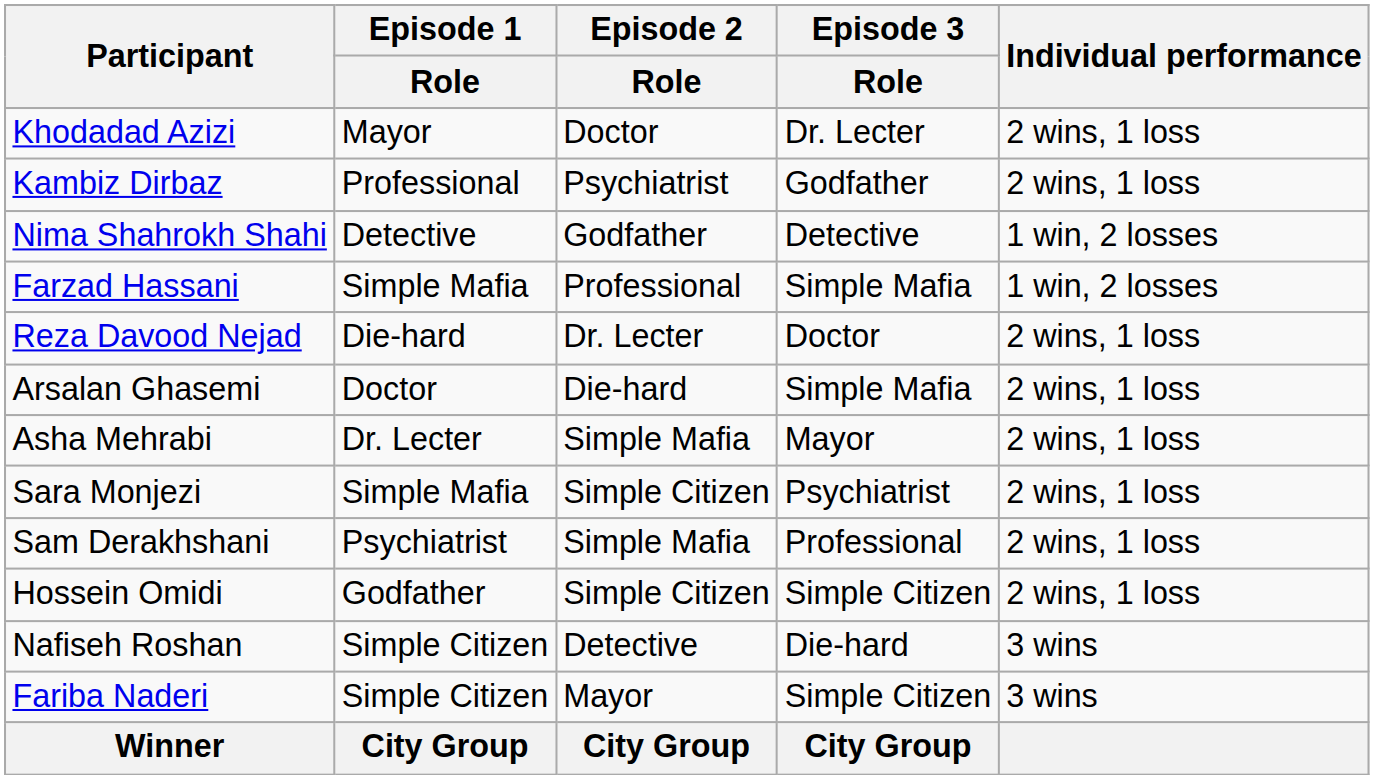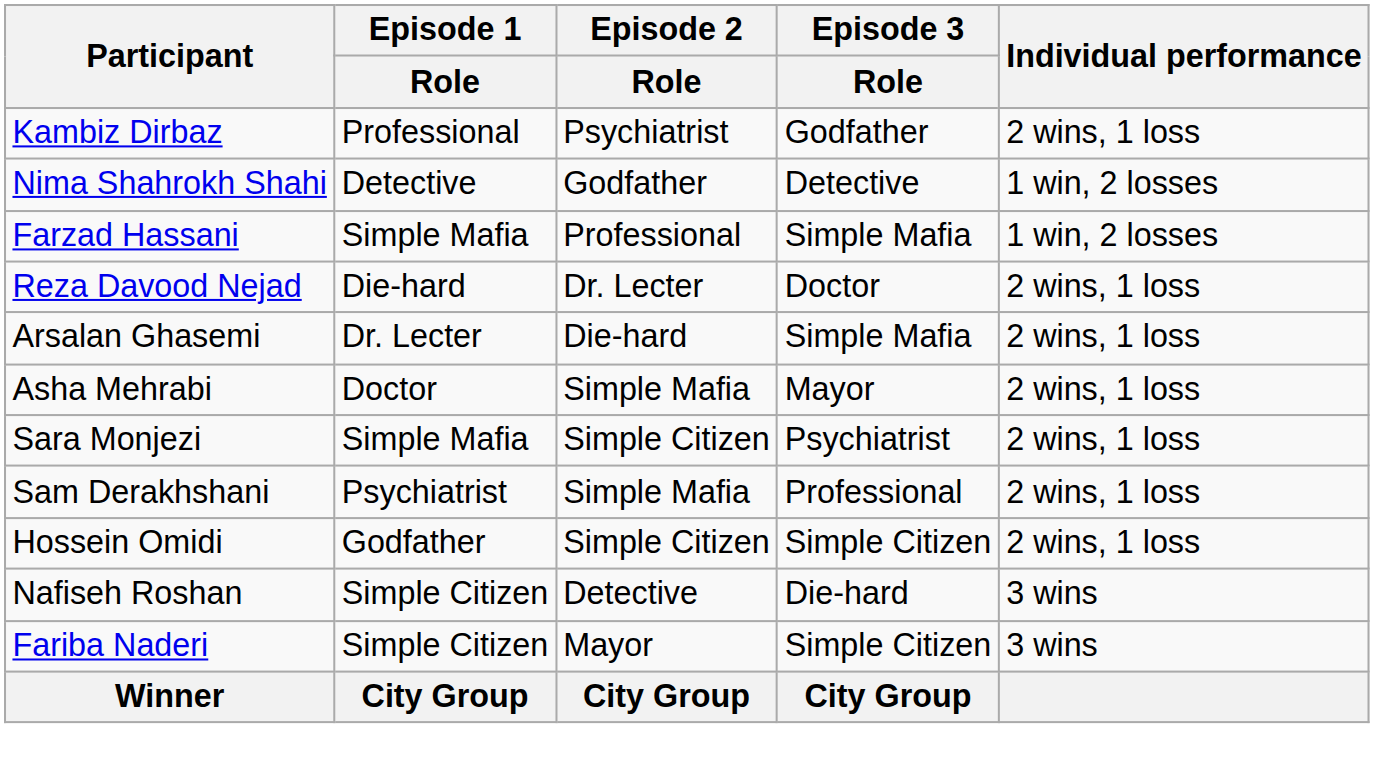- row: (124, 132)
(389, 388) Doctor -> (412, 337) Dr. Lecter
(412, 440) Dr. Lecter -> (389, 388) Doctor
